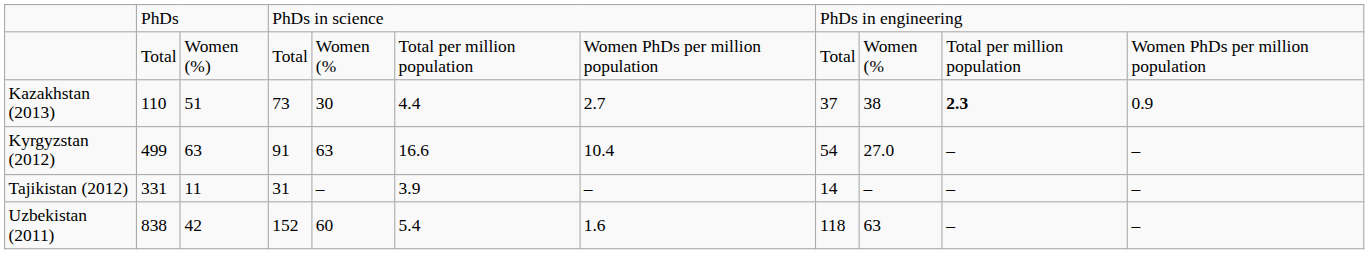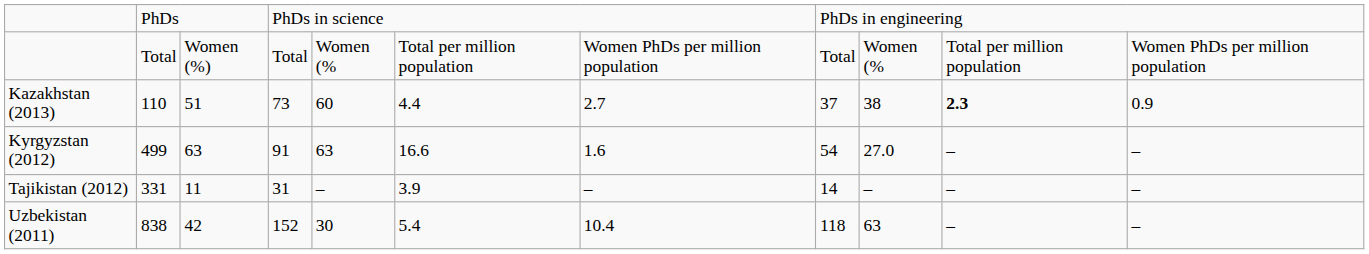(325, 103) 30 -> (325, 103) 60
(599, 150) 10.4 -> (595, 150) 1.6
(325, 225) 60 -> (325, 225) 30
(595, 225) 1.6 -> (599, 225) 10.4
